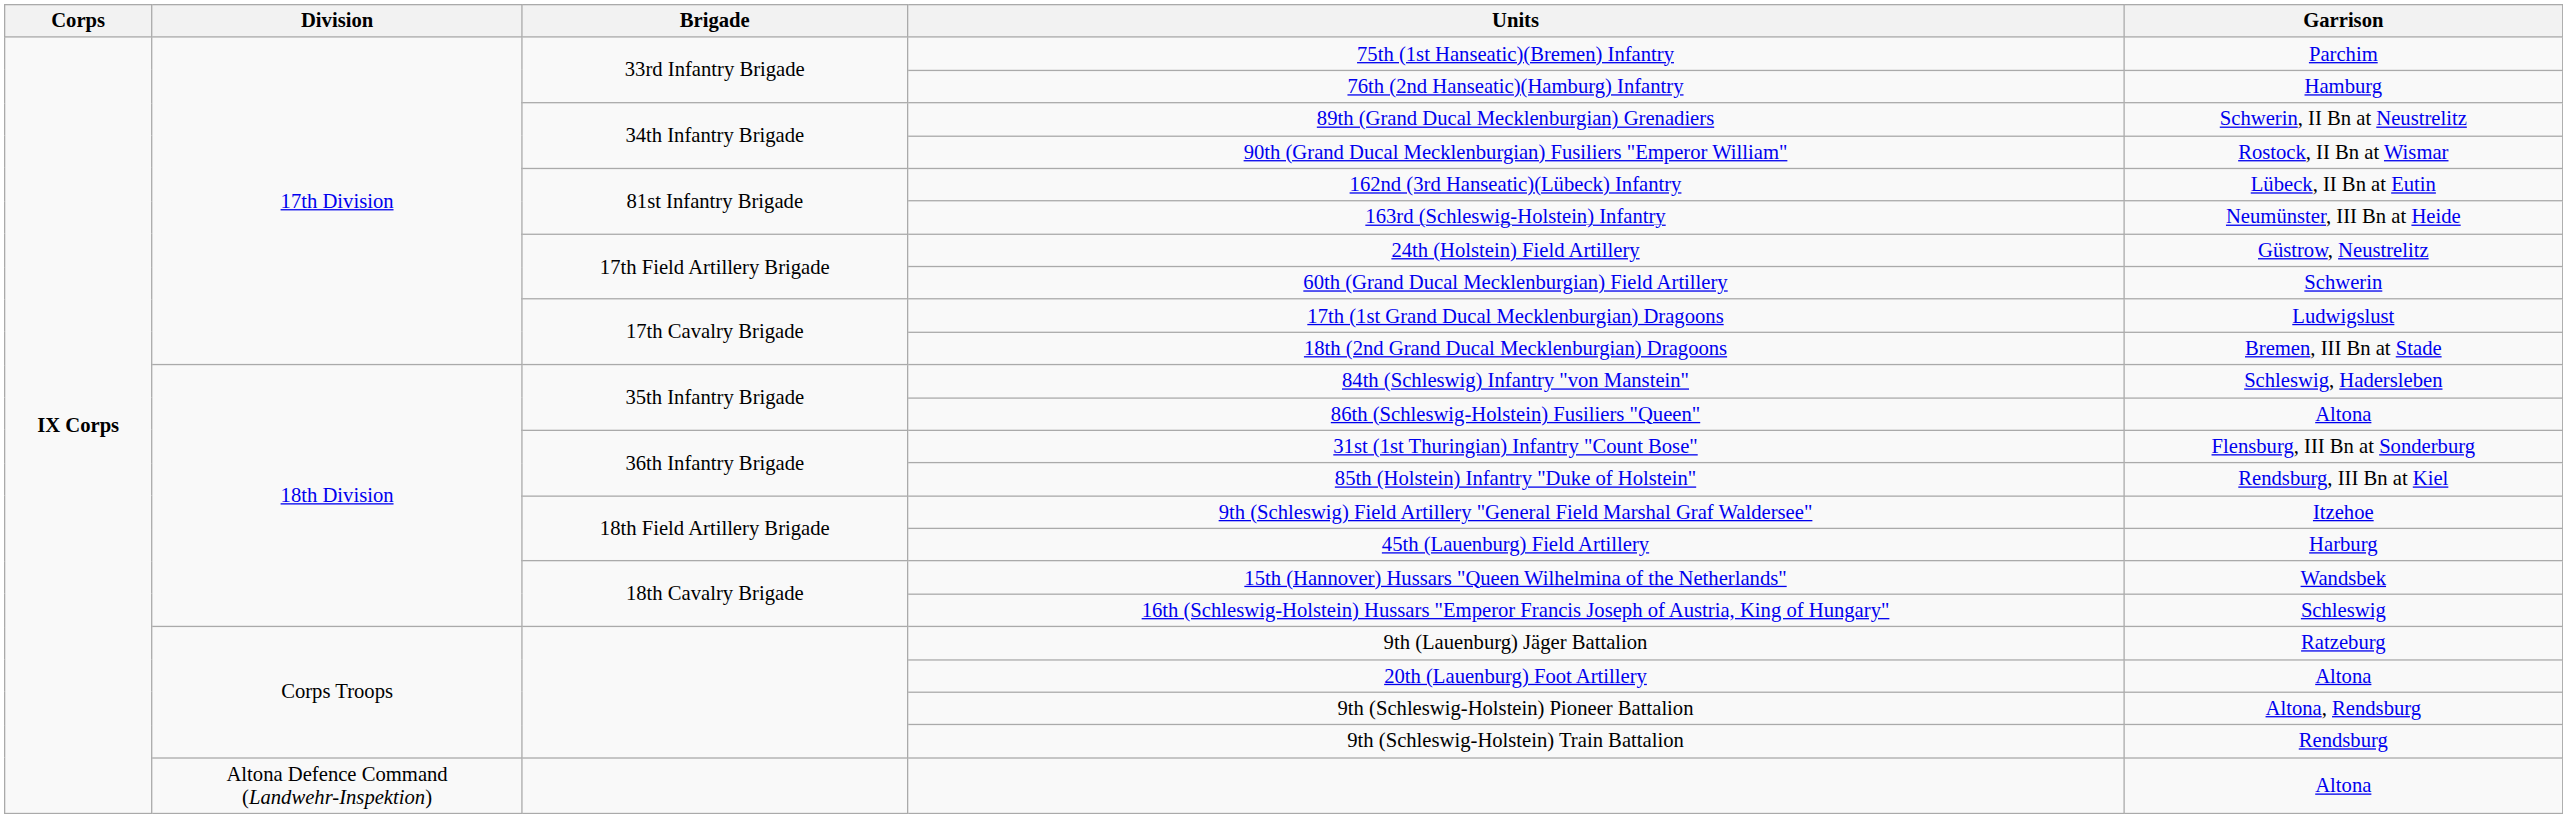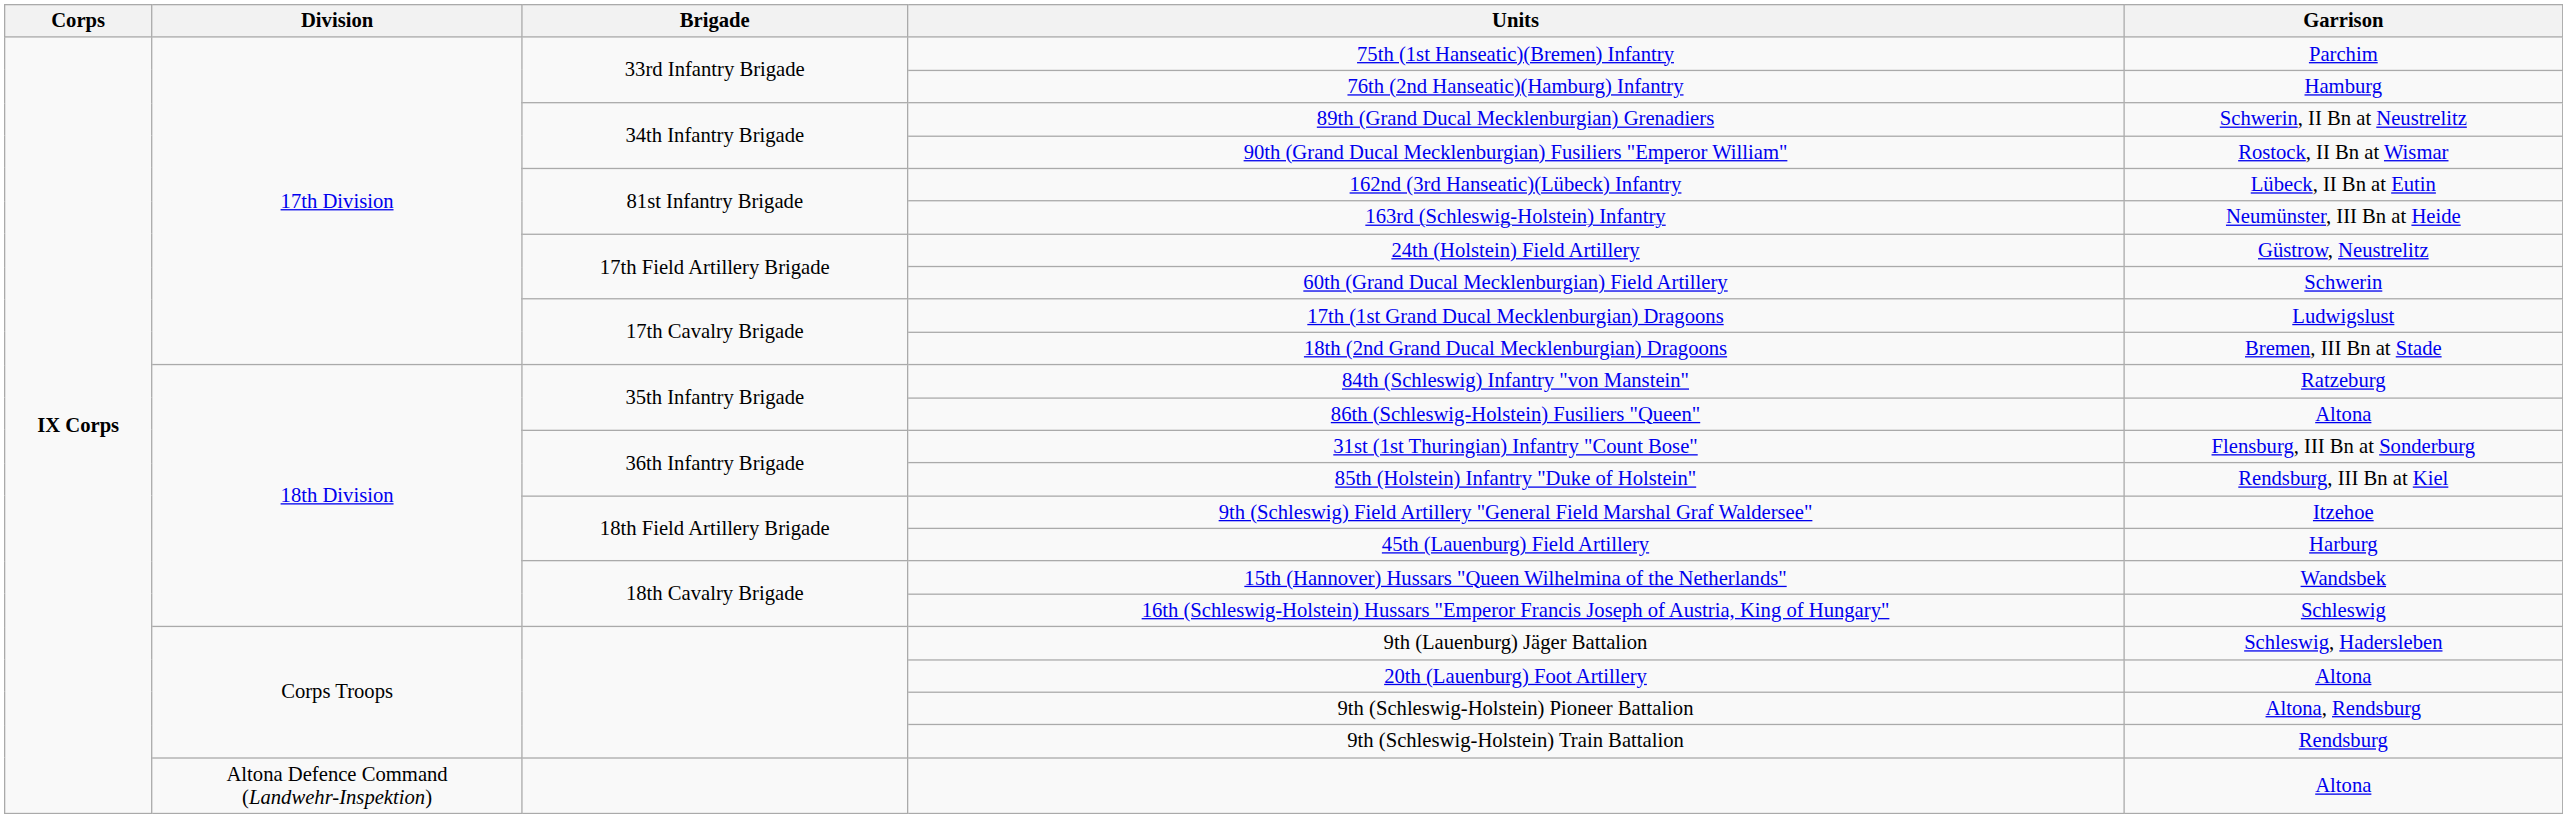(2343, 380) Schleswig, Hadersleben -> (2343, 380) Ratzeburg
(2343, 642) Ratzeburg -> (2343, 642) Schleswig, Hadersleben
